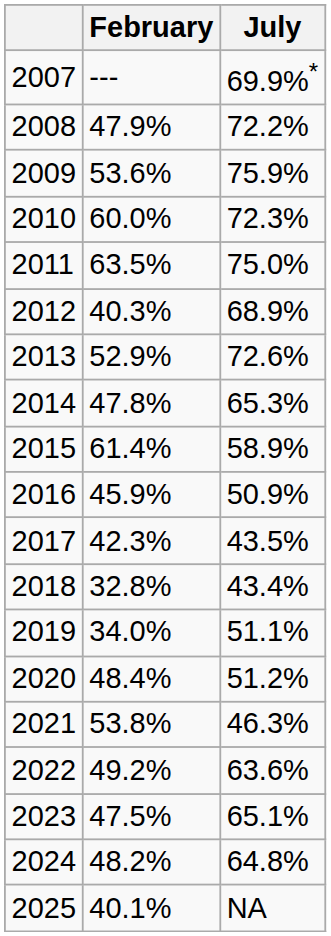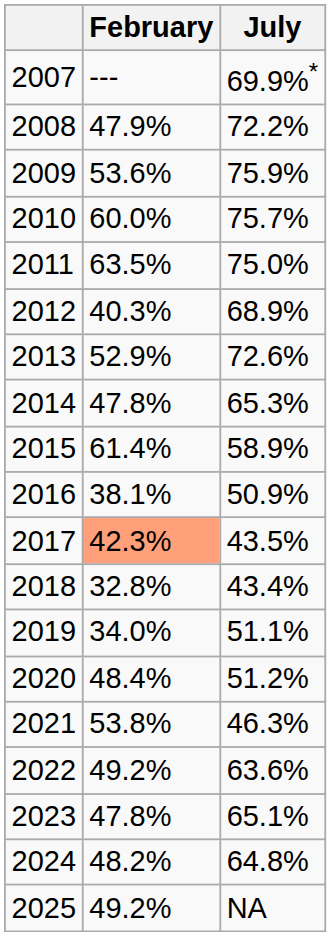(268, 219) 72.3% -> (268, 219) 75.7%
(130, 494) 45.9% -> (130, 494) 38.1%
(130, 540) no background -> (130, 540) lightsalmon background
(130, 816) 47.5% -> (130, 816) 47.8%
(130, 907) 40.1% -> (130, 907) 49.2%
